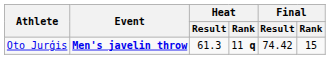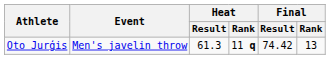(130, 45) bold -> (130, 45) normal
(311, 45) 15 -> (311, 45) 13
